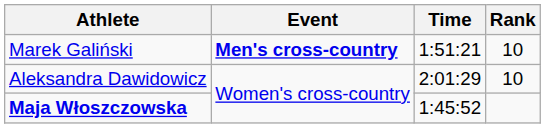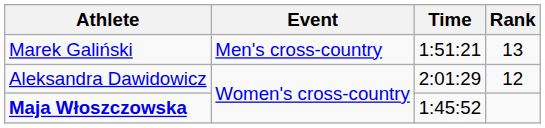(306, 49) bold -> (299, 49) normal
(513, 49) 10 -> (513, 49) 13
(513, 79) 10 -> (513, 79) 12
